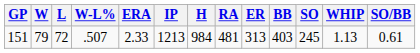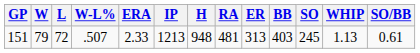(201, 37) 984 -> (201, 37) 948
